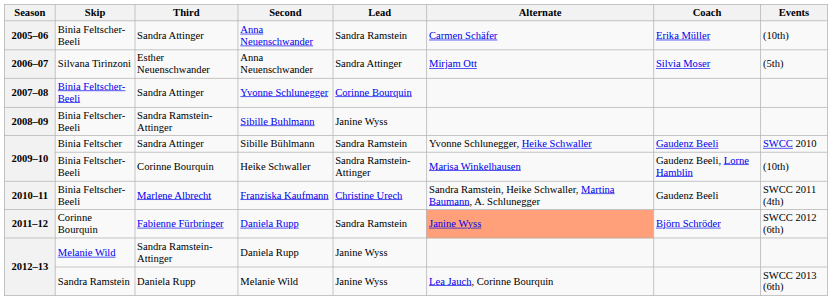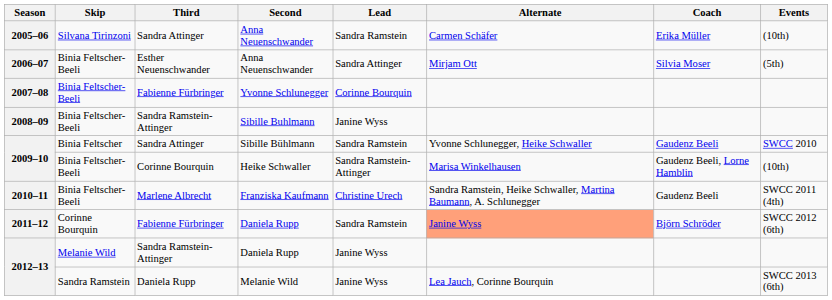(92, 35) Binia Feltscher-Beeli -> (94, 35) Silvana Tirinzoni
(94, 64) Silvana Tirinzoni -> (92, 64) Binia Feltscher-Beeli
(170, 92) Sandra Attinger -> (180, 92) Fabienne Fürbringer
